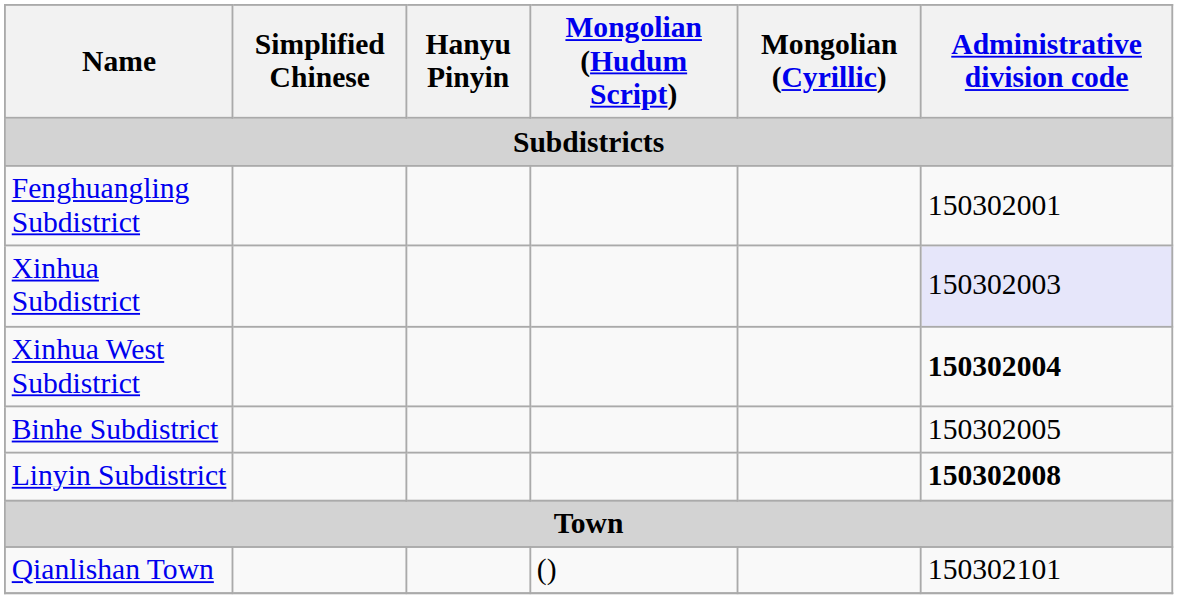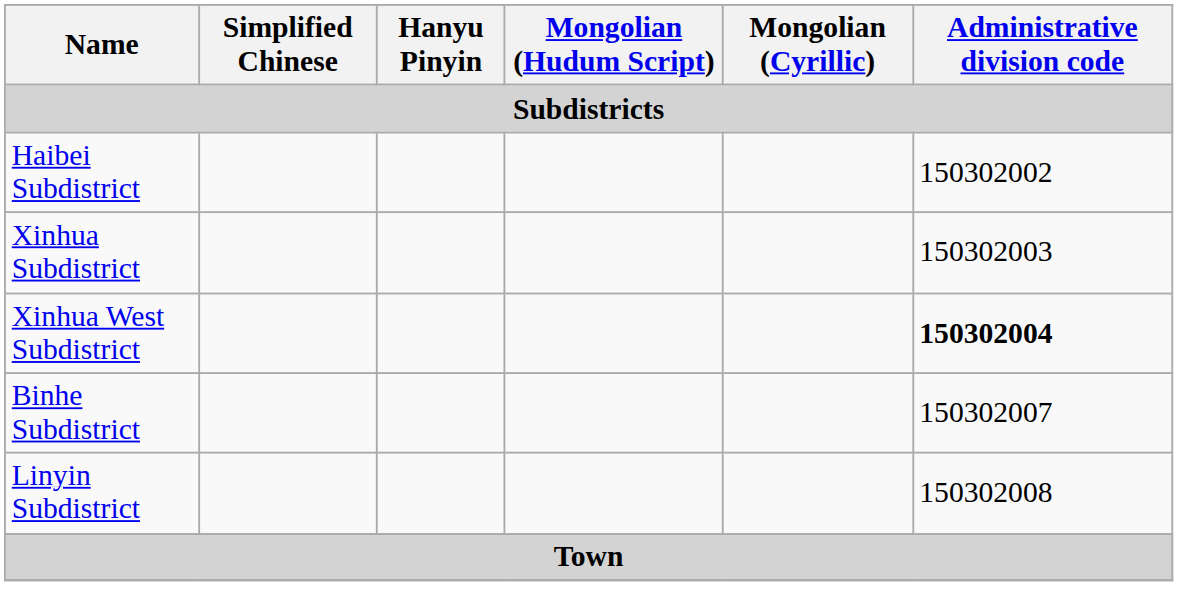- row: (101, 205)
+ row: (76, 171)
(994, 285) lavender background -> (986, 252) no background
(994, 429) 150302005 -> (986, 412) 150302007
(994, 476) bold -> (986, 492) normal
- row: (113, 570)
